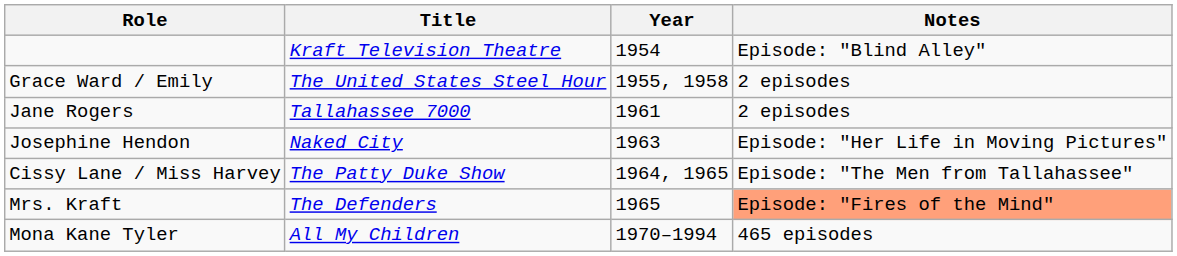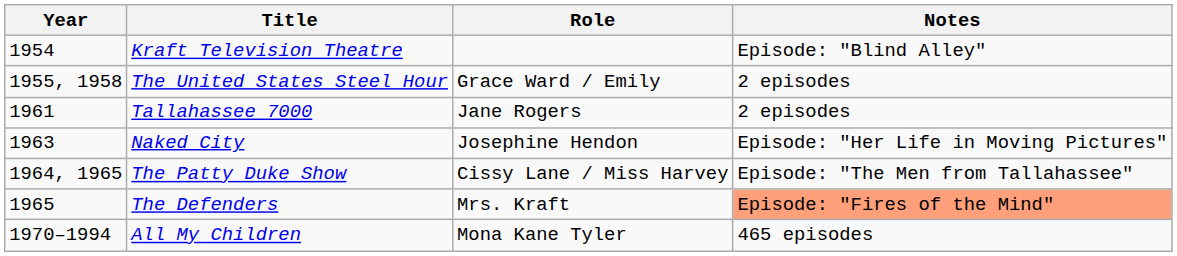columns swapped: (672, 20) <-> (145, 20)
